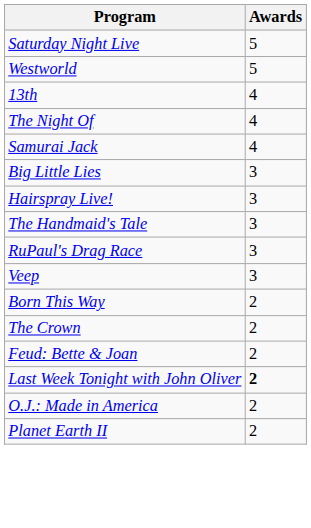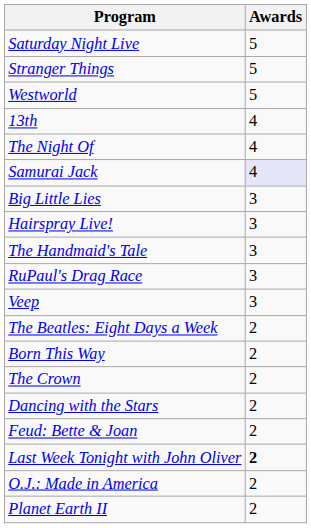+ row: (61, 69)
(253, 146) no background -> (253, 172) lavender background
+ row: (113, 328)
+ row: (83, 405)
